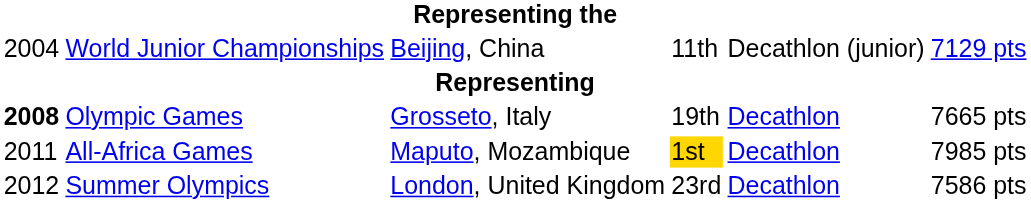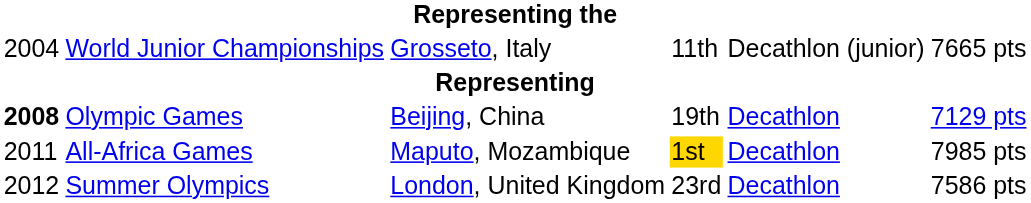(467, 48) Beijing, China -> (471, 48) Grosseto, Italy
(979, 48) 7129 pts -> (979, 48) 7665 pts
(471, 117) Grosseto, Italy -> (467, 117) Beijing, China
(979, 117) 7665 pts -> (979, 117) 7129 pts
